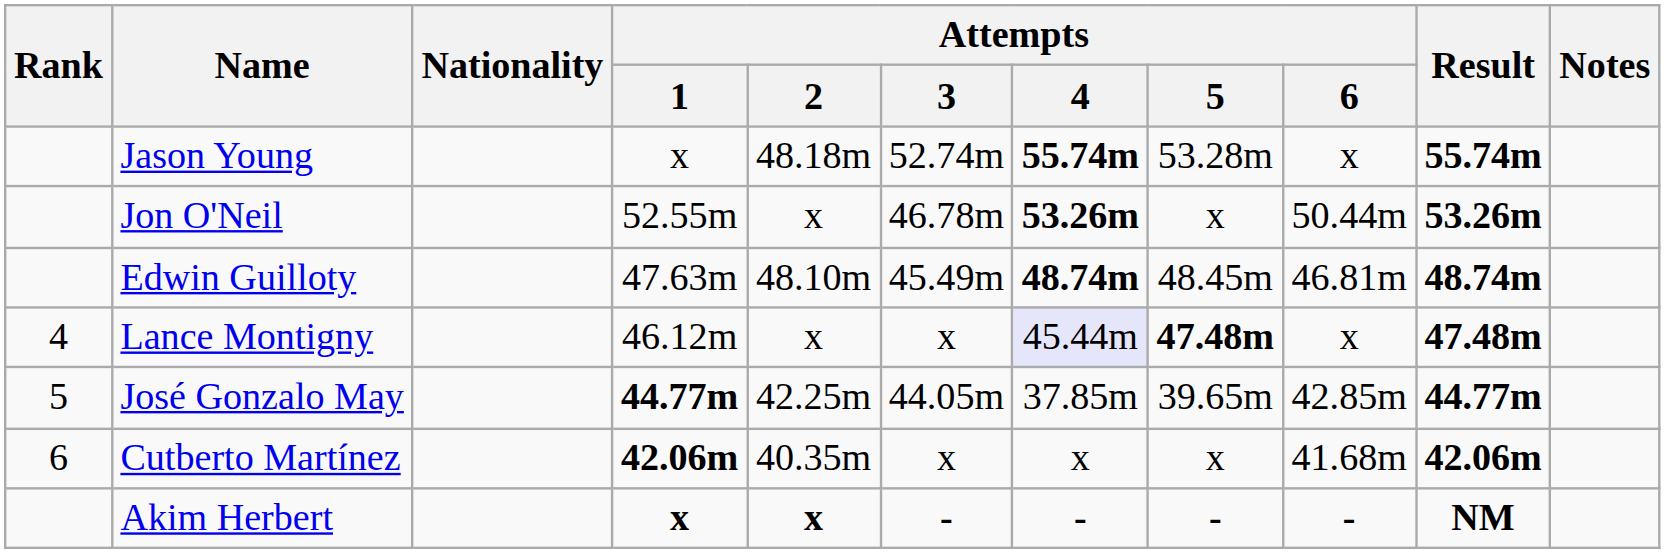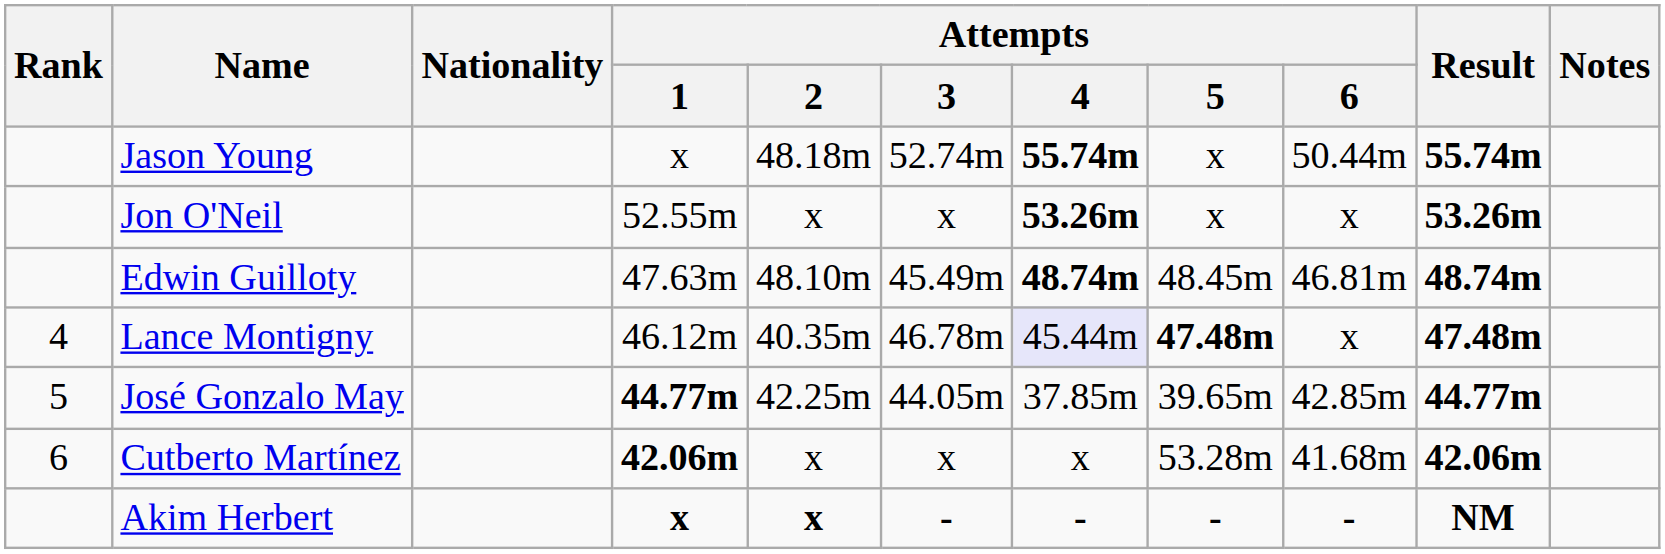(1215, 155) 53.28m -> (1215, 155) x
(1349, 155) x -> (1349, 155) 50.44m
(946, 215) 46.78m -> (946, 215) x
(1349, 215) 50.44m -> (1349, 215) x
(814, 336) x -> (814, 336) 40.35m
(946, 336) x -> (946, 336) 46.78m
(814, 457) 40.35m -> (814, 457) x
(1215, 457) x -> (1215, 457) 53.28m
